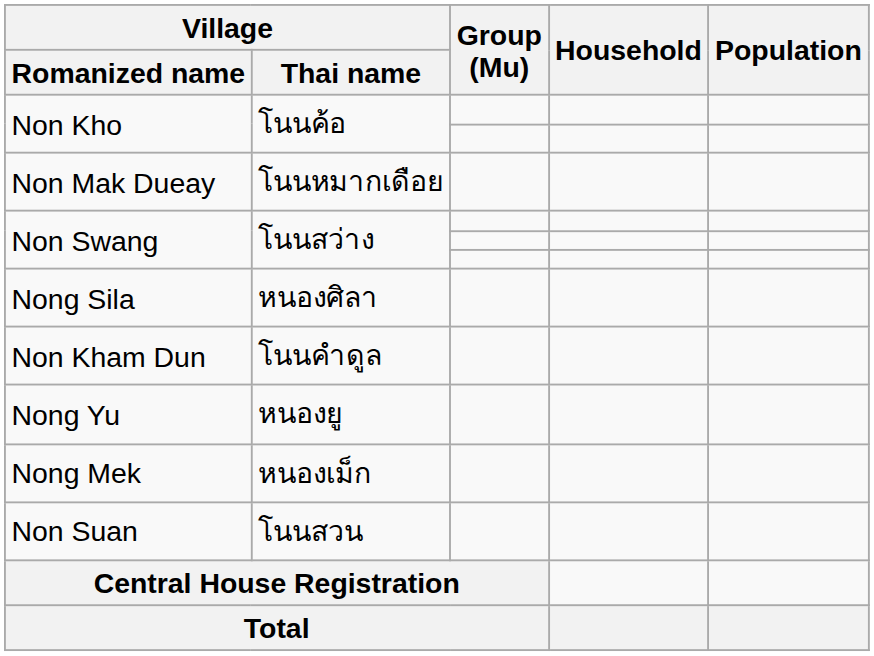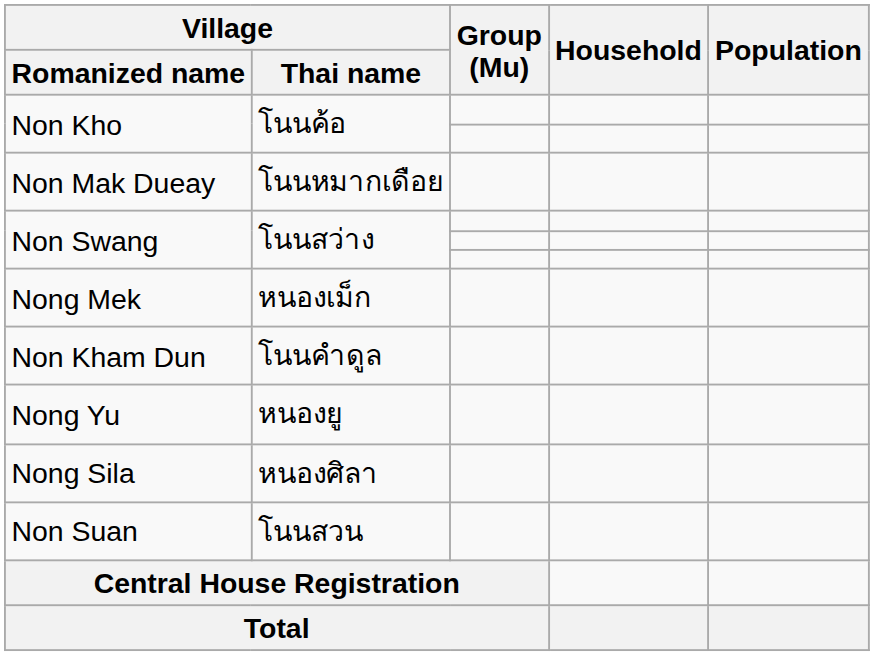rows swapped: (73, 298) <-> (76, 473)
